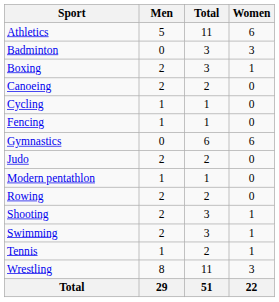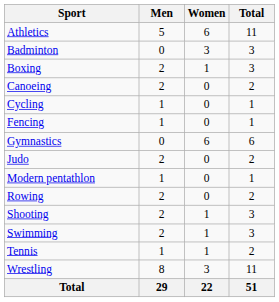columns swapped: (252, 13) <-> (207, 13)
